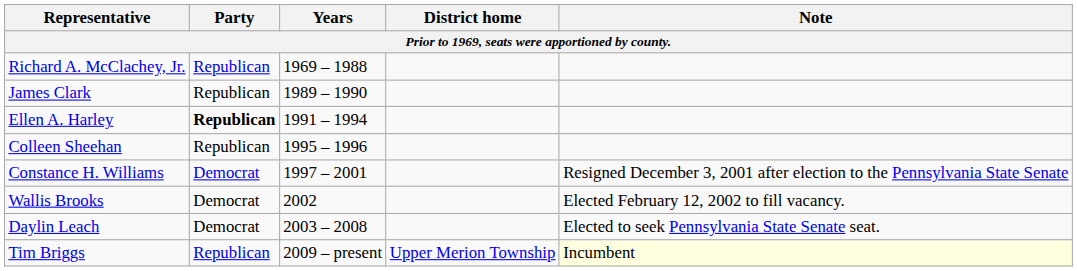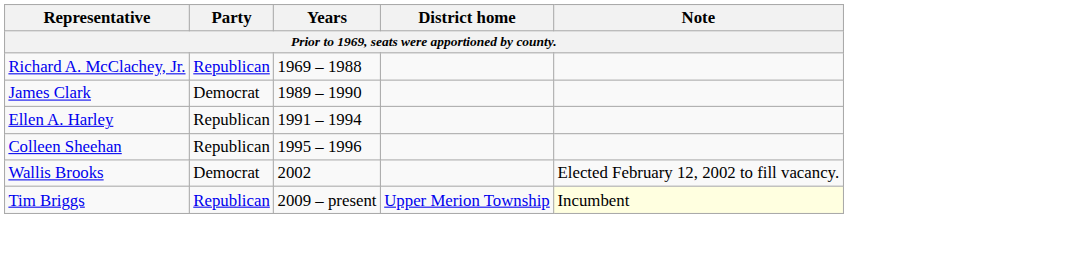(232, 93) Republican -> (226, 93) Democrat
(234, 119) bold -> (232, 119) normal
- row: (86, 173)
- row: (54, 226)
